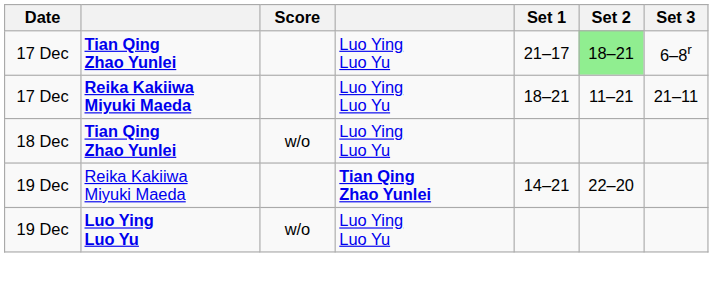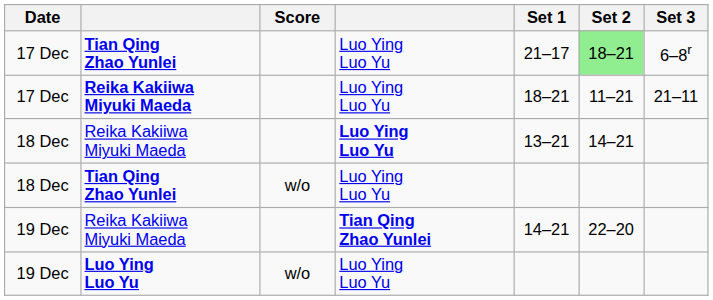+ row: (43, 141)
